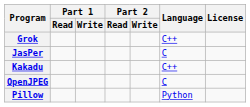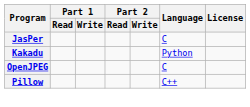- row: (28, 39)
(169, 67) C++ -> (177, 53) Python
(177, 95) Python -> (169, 81) C++
